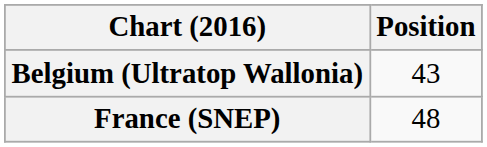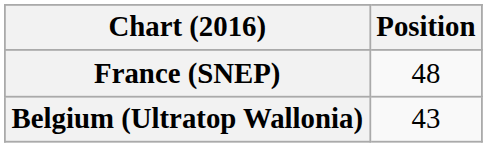rows swapped: (187, 73) <-> (187, 118)
